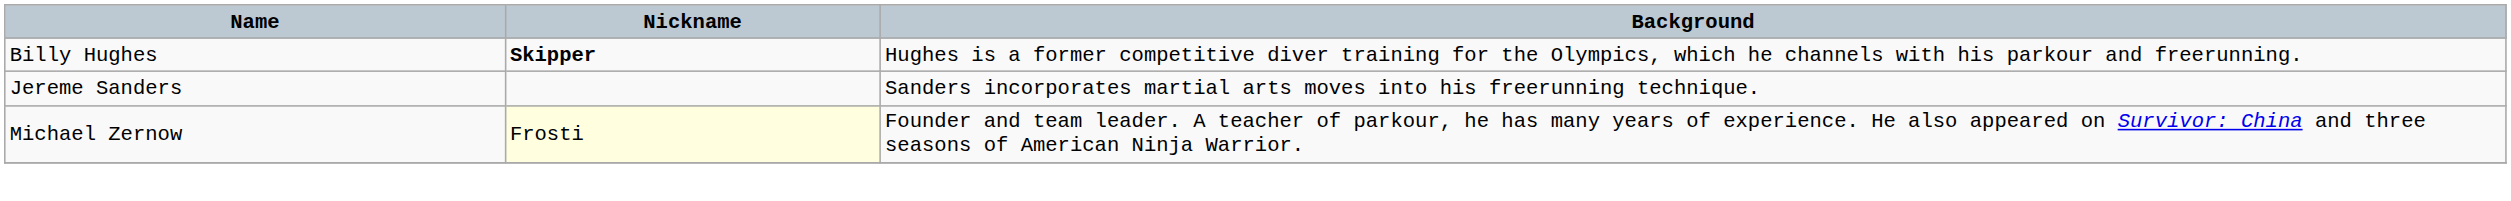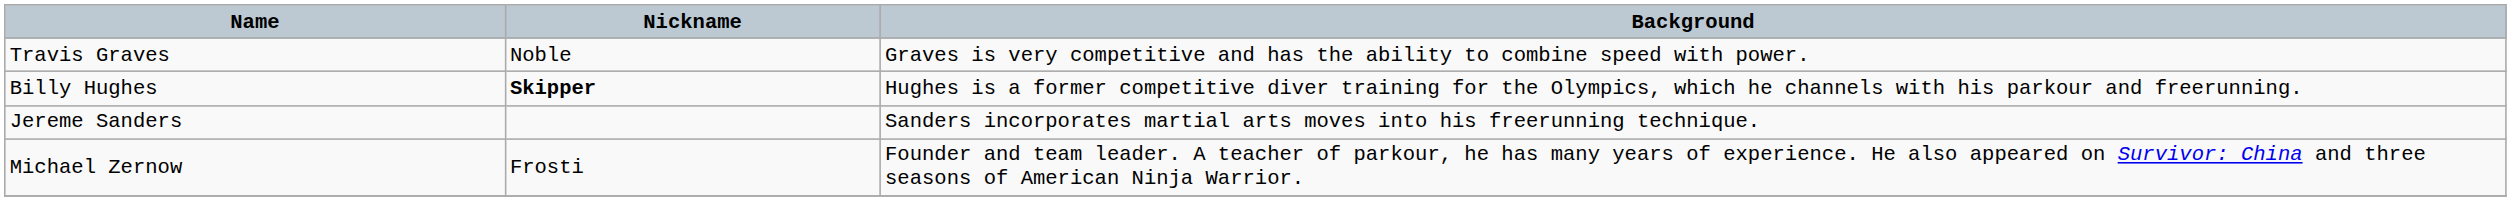+ row: (90, 55)
(547, 134) lightyellow background -> (547, 167) no background
